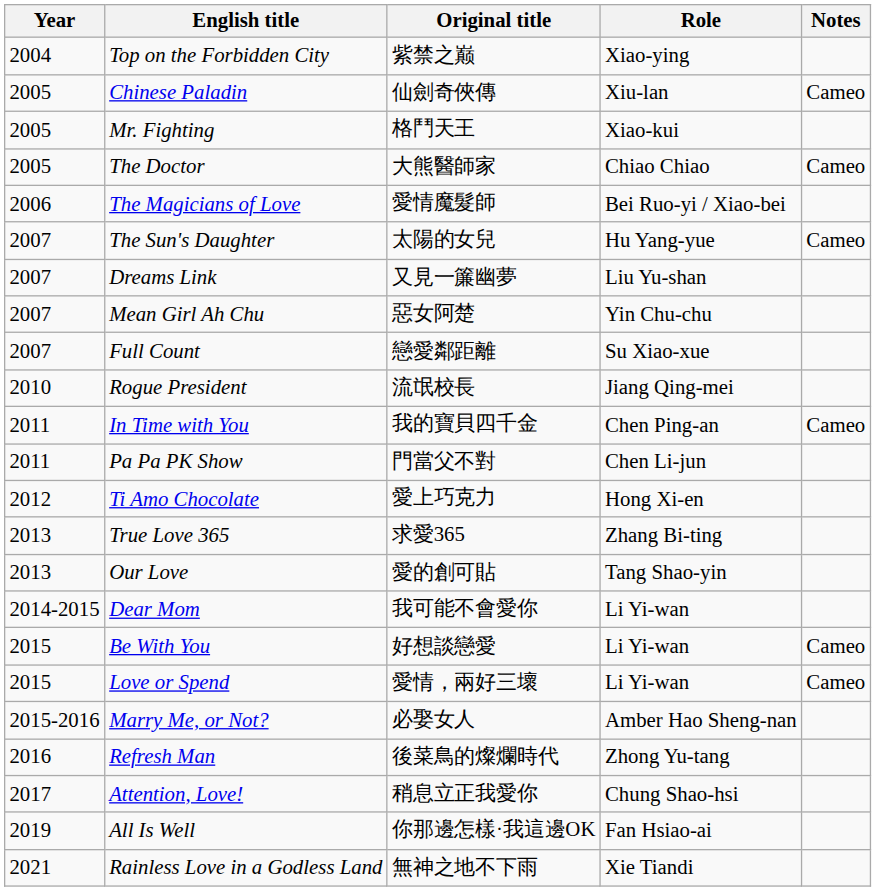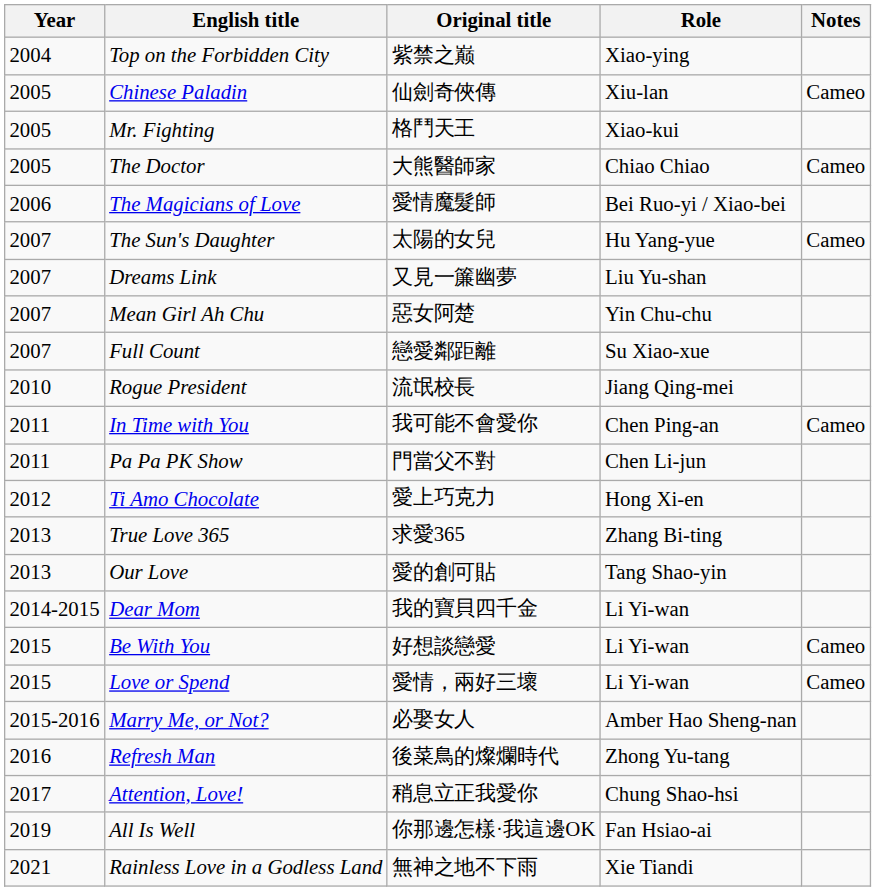(465, 424) 我的寶貝四千金 -> (465, 424) 我可能不會愛你
(465, 608) 我可能不會愛你 -> (465, 608) 我的寶貝四千金
